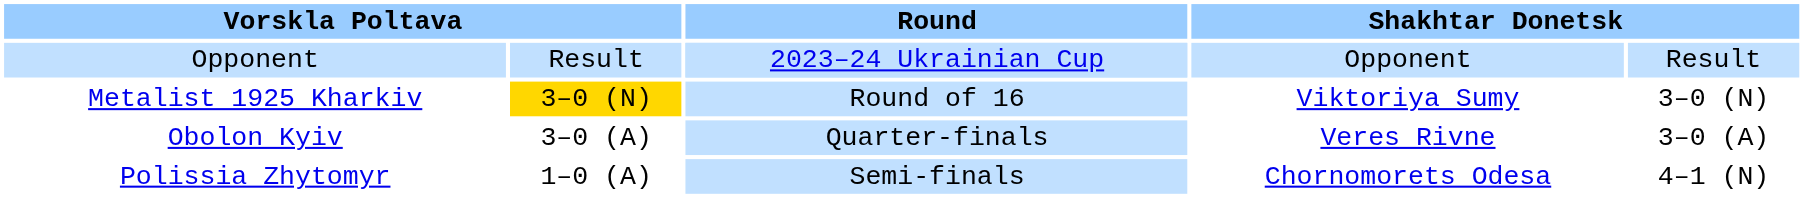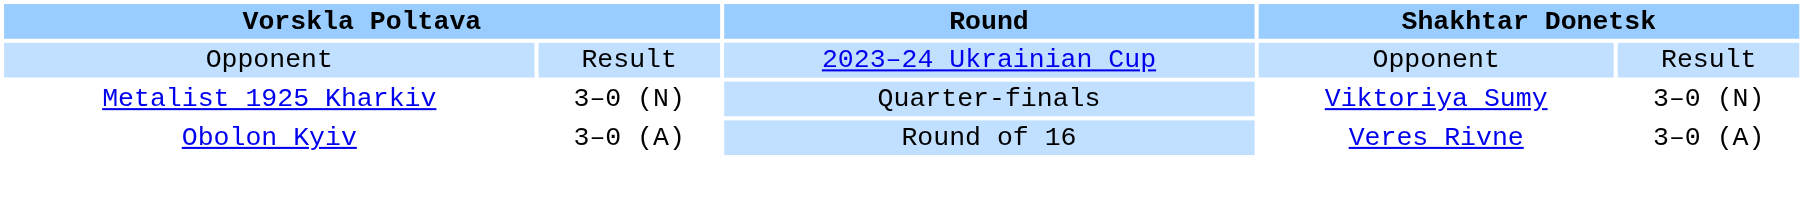(596, 99) gold background -> (629, 99) no background
(937, 99) Round of 16 -> (989, 99) Quarter-finals
(937, 138) Quarter-finals -> (989, 138) Round of 16
- row: (255, 176)
